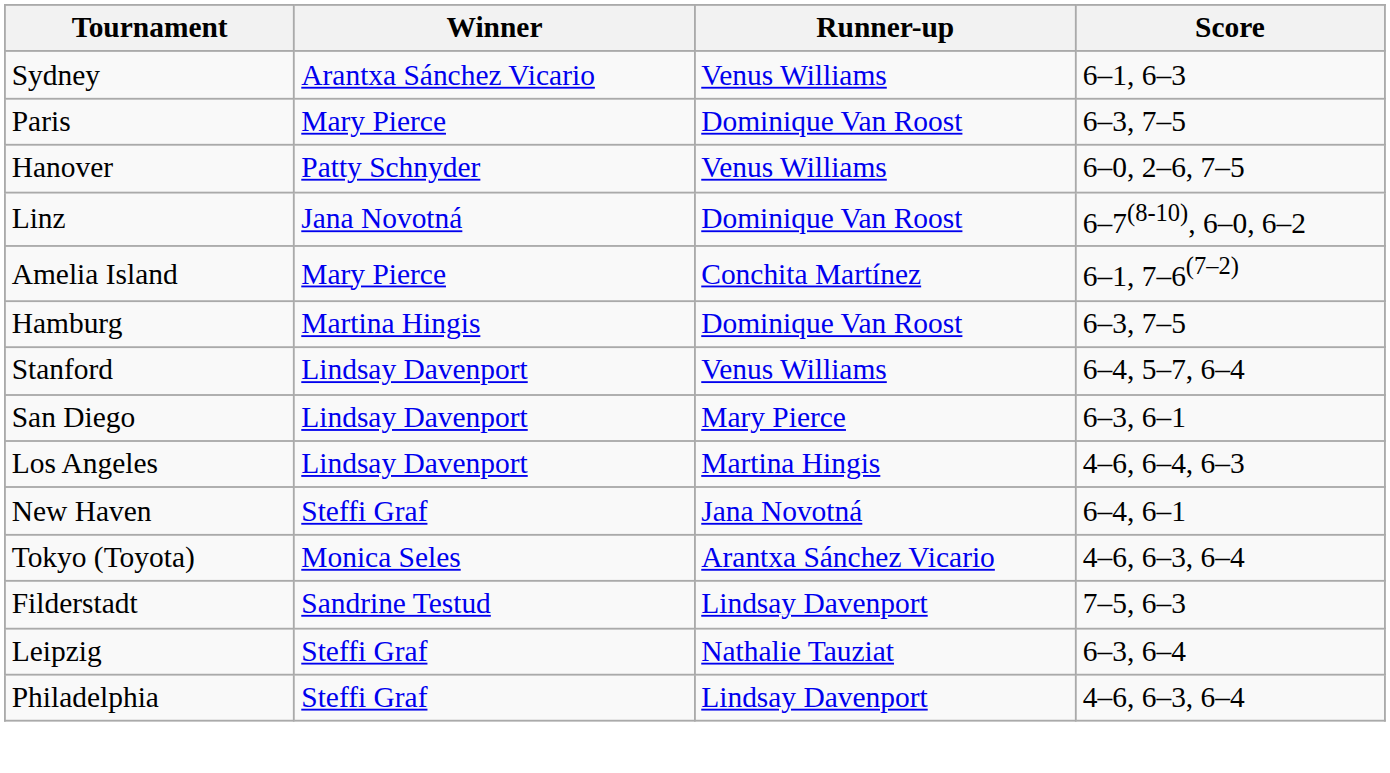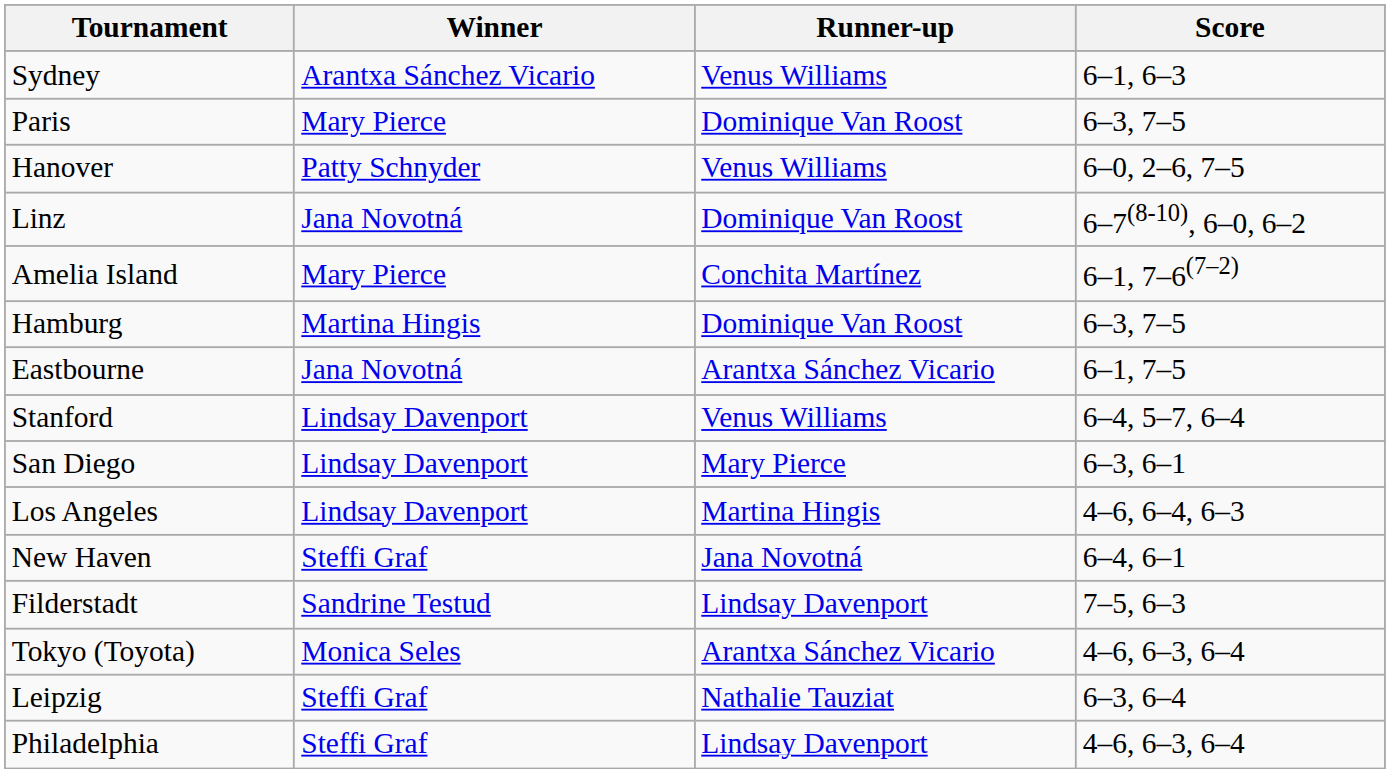+ row: (78, 370)
rows swapped: (103, 557) <-> (75, 604)
